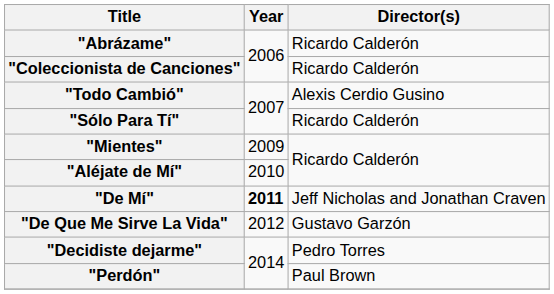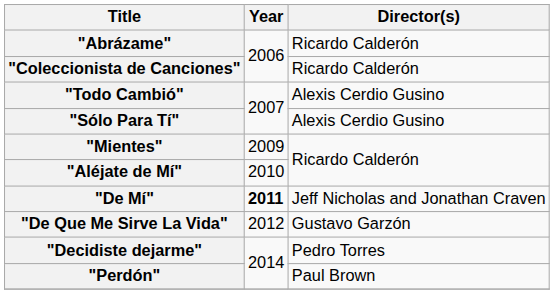(355, 120) Ricardo Calderón -> (368, 120) Alexis Cerdio Gusino
